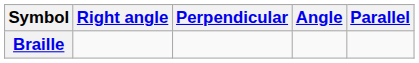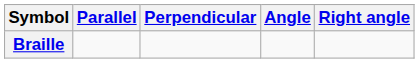columns swapped: (380, 17) <-> (123, 17)
